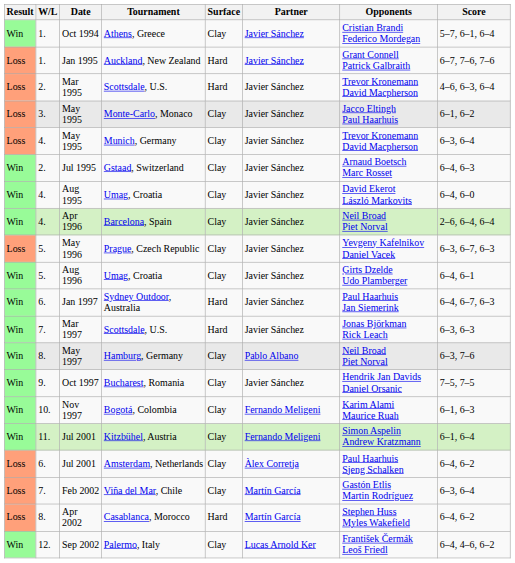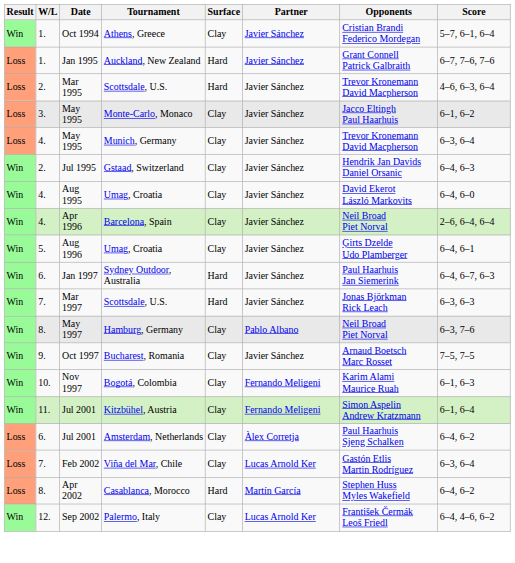(374, 168) Arnaud Boetsch Marc Rosset -> (382, 168) Hendrik Jan Davids Daniel Orsanic
- row: (72, 248)
(382, 383) Hendrik Jan Davids Daniel Orsanic -> (374, 356) Arnaud Boetsch Marc Rosset
(273, 490) Martín García -> (280, 463) Lucas Arnold Ker
